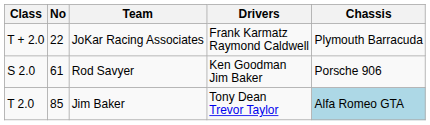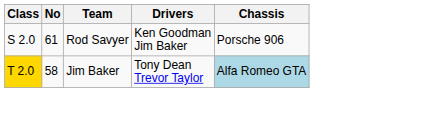- row: (138, 40)
(21, 104) no background -> (21, 72) gold background
(57, 104) 85 -> (51, 72) 58
